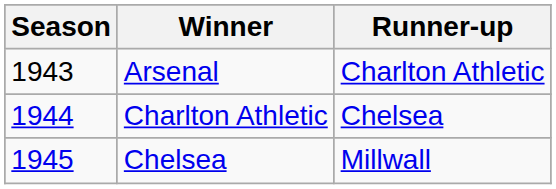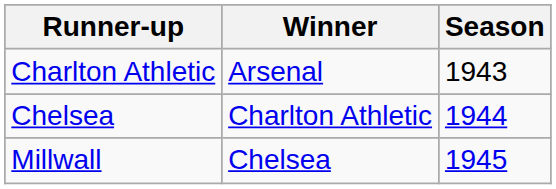columns swapped: (61, 26) <-> (443, 26)
